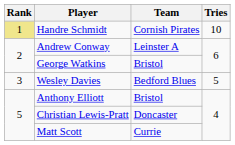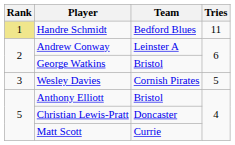(167, 30) Cornish Pirates -> (165, 30) Bedford Blues
(216, 30) 10 -> (216, 30) 11
(165, 81) Bedford Blues -> (167, 81) Cornish Pirates
